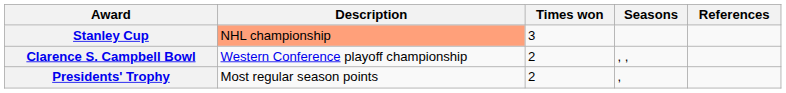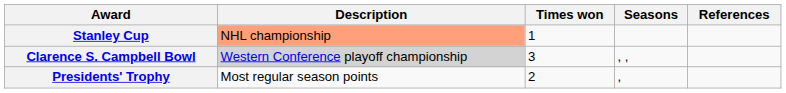(532, 35) 3 -> (532, 35) 1
(344, 56) no background -> (344, 56) lightgrey background
(532, 56) 2 -> (532, 56) 3
